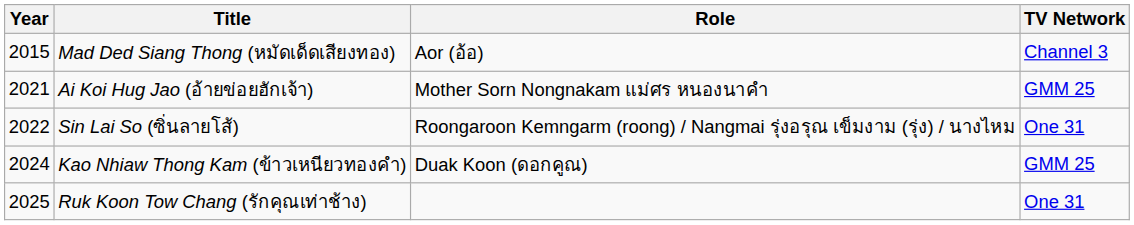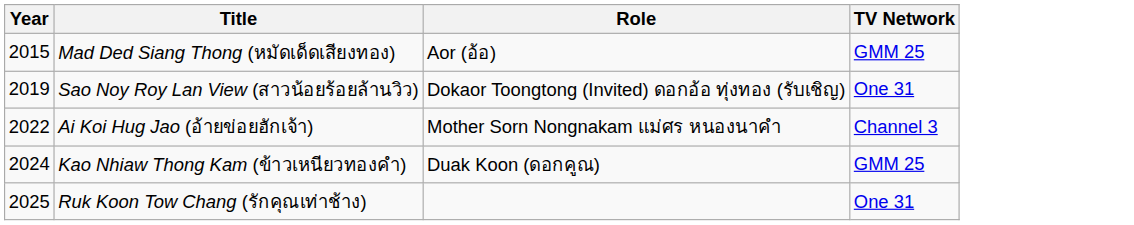(1066, 52) Channel 3 -> (889, 52) GMM 25
+ row: (238, 90)
(29, 89) 2021 -> (29, 126) 2022
(1059, 89) GMM 25 -> (896, 126) Channel 3
- row: (149, 127)
